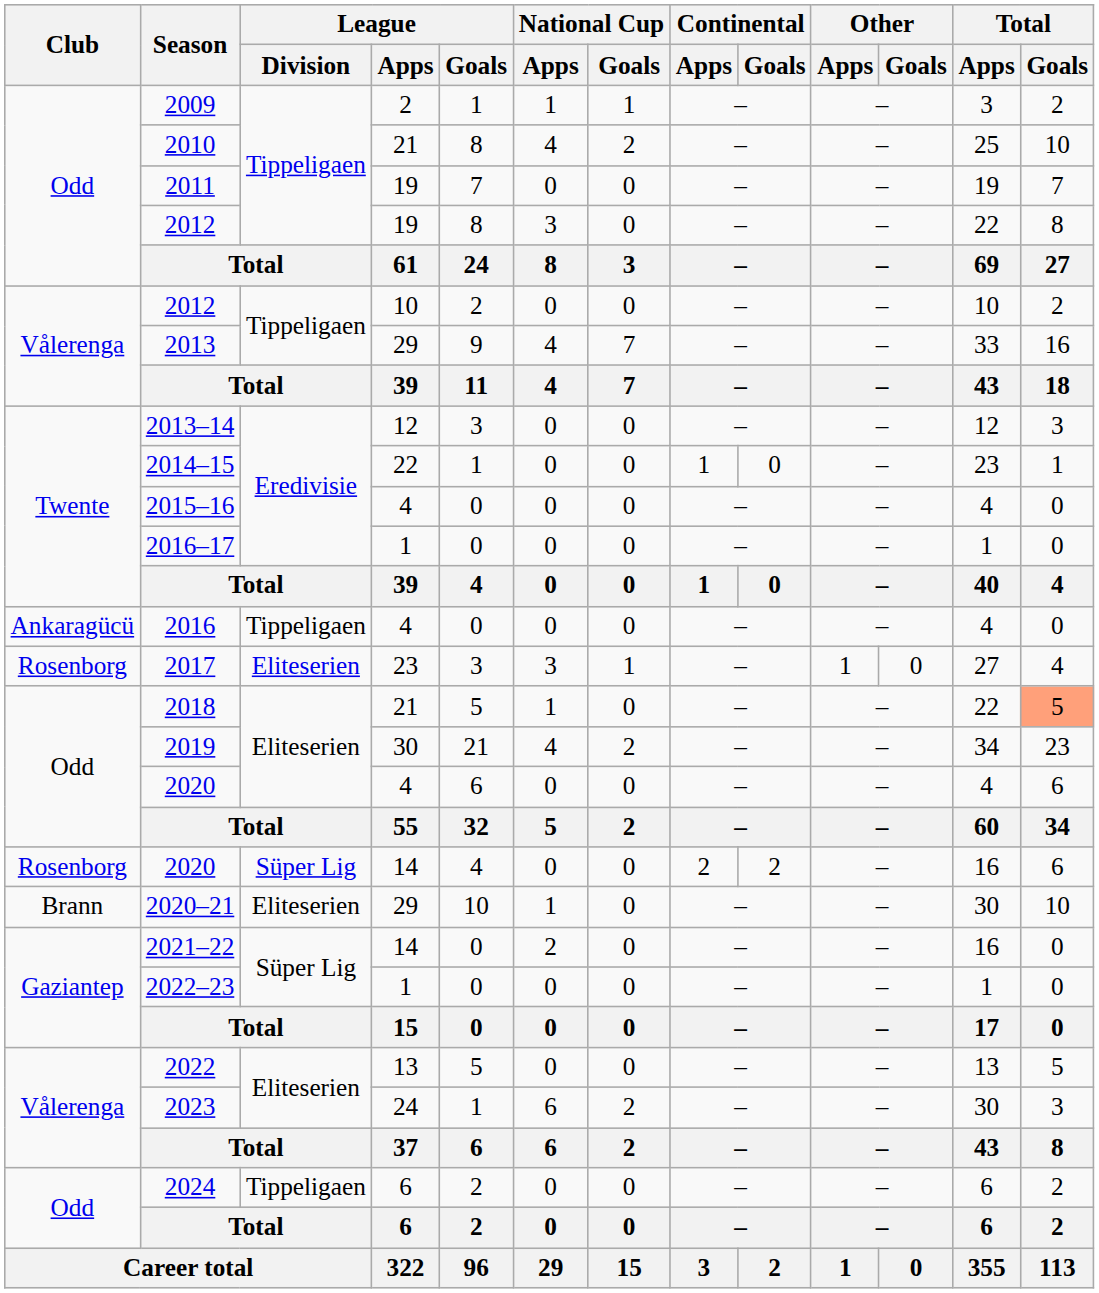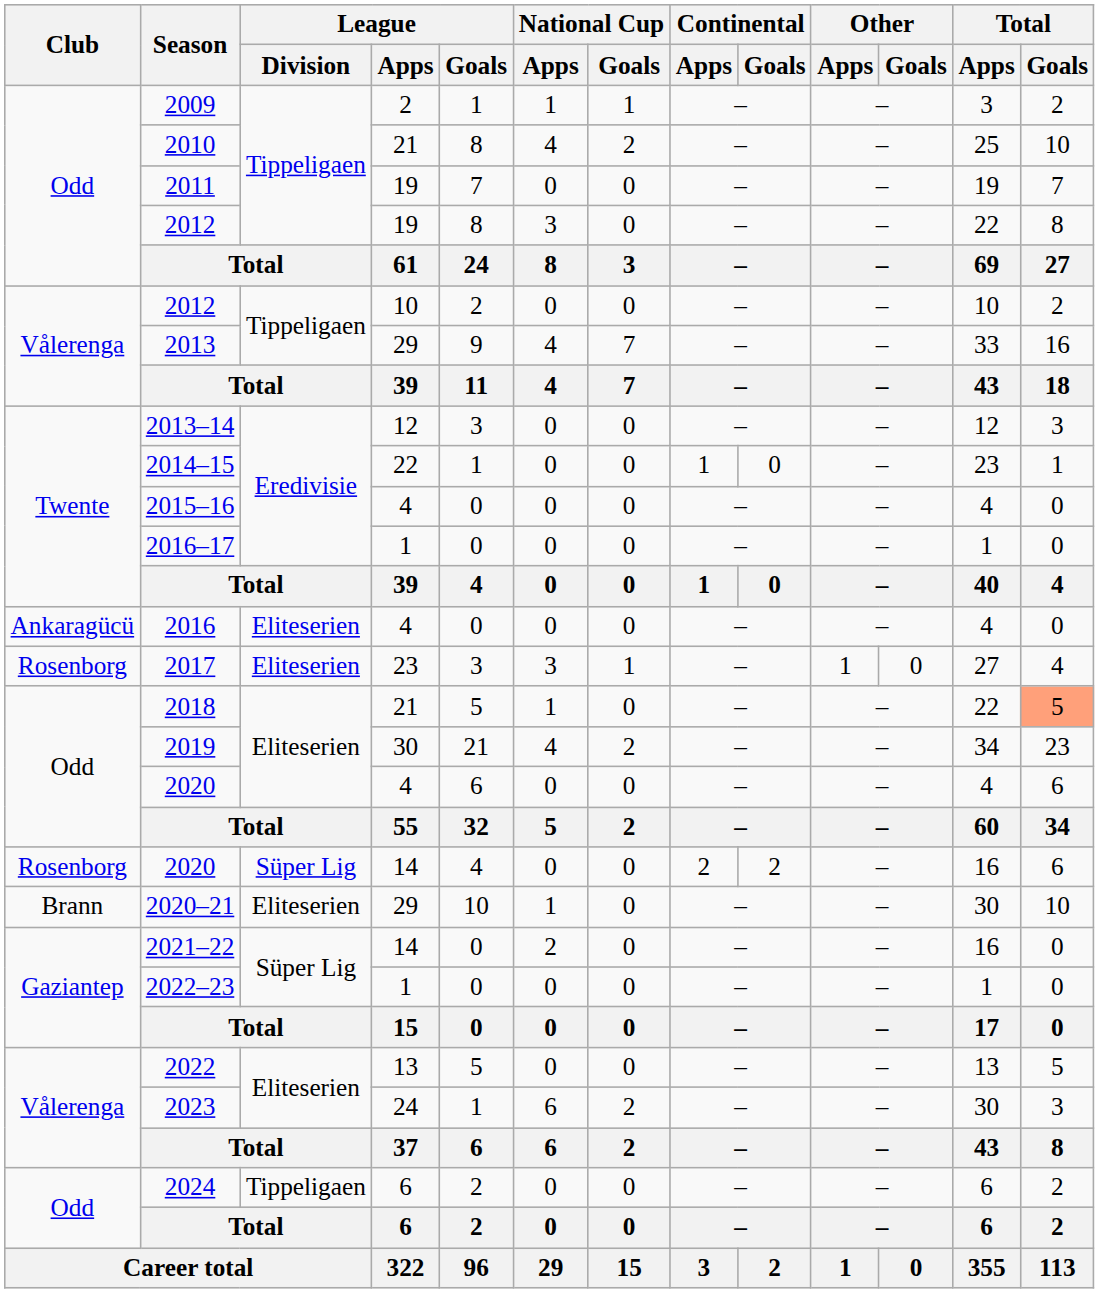(306, 625) Tippeligaen -> (306, 625) Eliteserien
